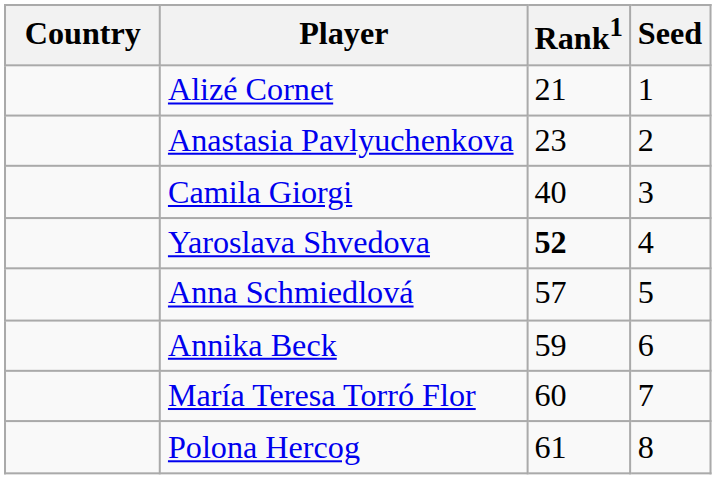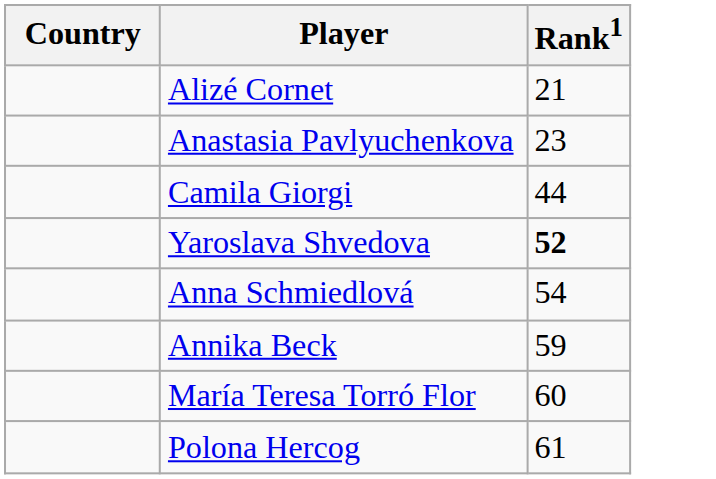- column: (670, 34)
(551, 191) 40 -> (551, 191) 44
(551, 293) 57 -> (551, 293) 54
